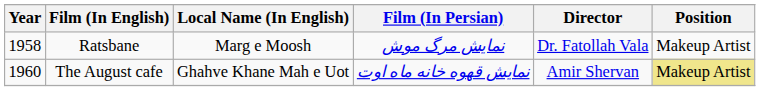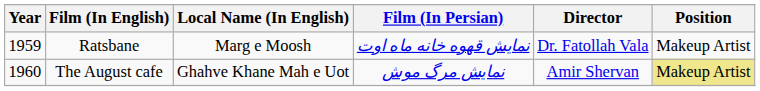(25, 45) 1958 -> (25, 45) 1959
(443, 45) نمایش مرگ موش -> (443, 45) نمایش قهوه خانه ماه اوت
(443, 72) نمایش قهوه خانه ماه اوت -> (443, 72) نمایش مرگ موش
